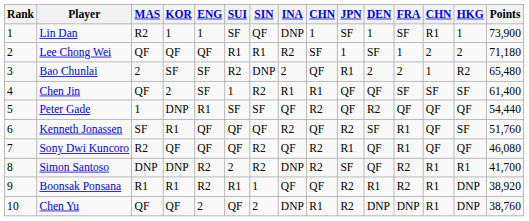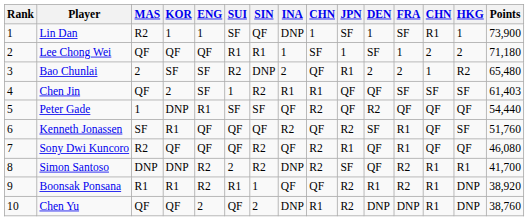(288, 52) R2 -> (284, 52) 1
(505, 91) 61,400 -> (505, 91) 61,403
